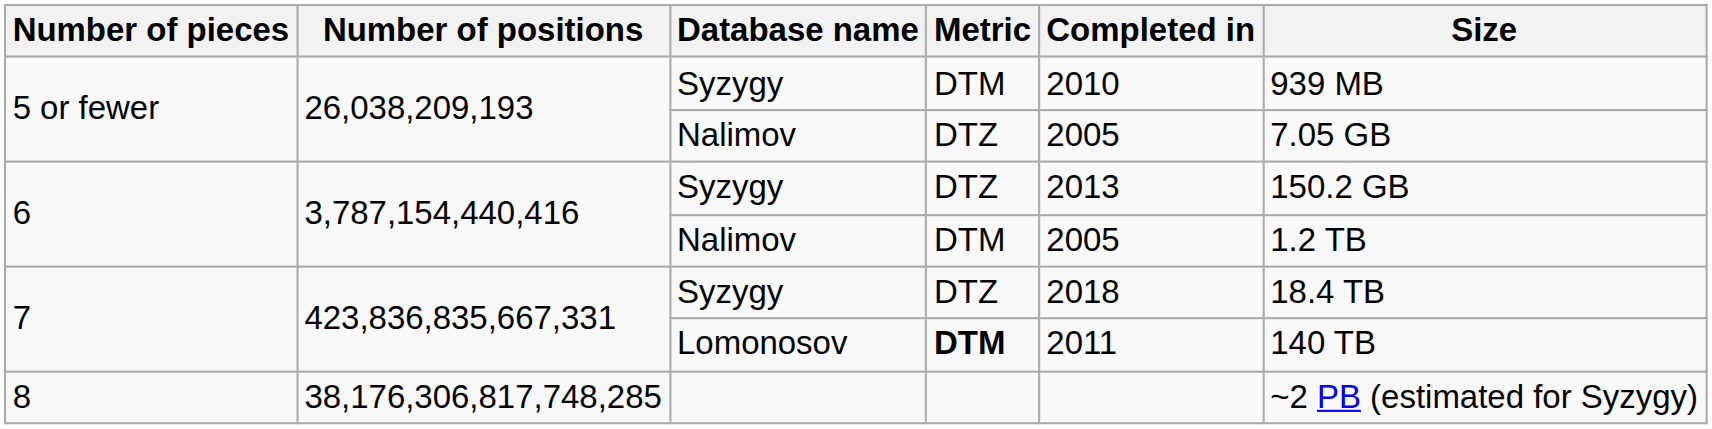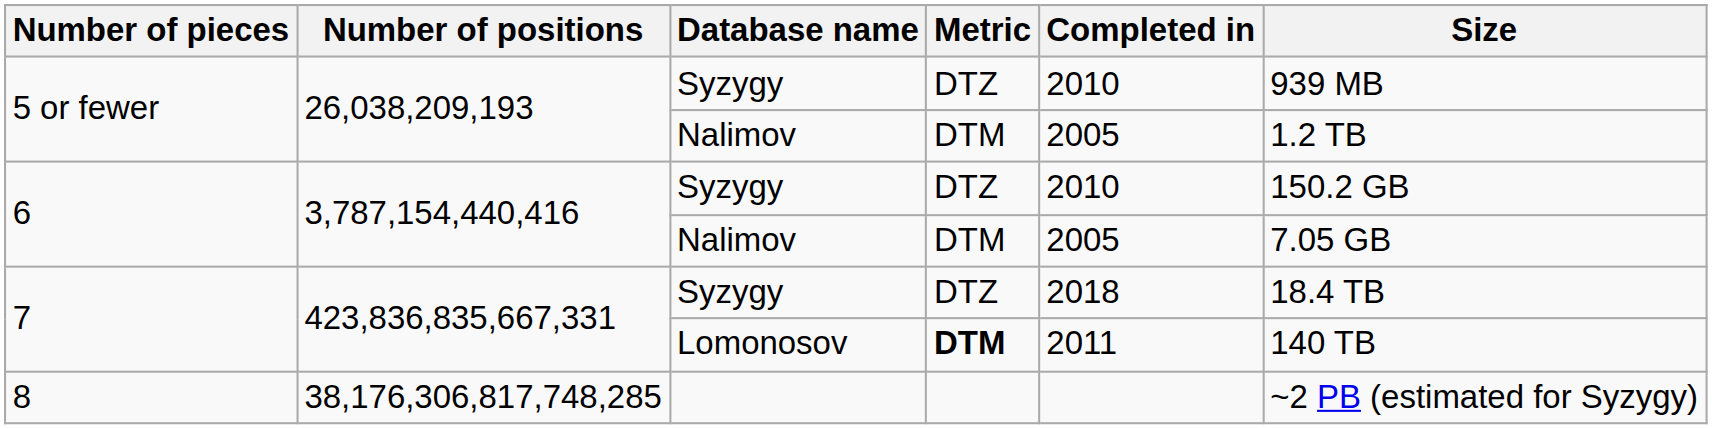(970, 82) DTM -> (966, 82) DTZ
(966, 135) DTZ -> (970, 135) DTM
(1331, 135) 7.05 GB -> (1319, 135) 1.2 TB
(1083, 187) 2013 -> (1083, 187) 2010
(1319, 239) 1.2 TB -> (1331, 239) 7.05 GB
